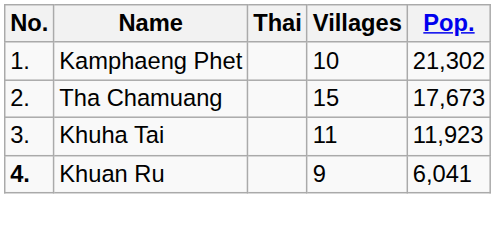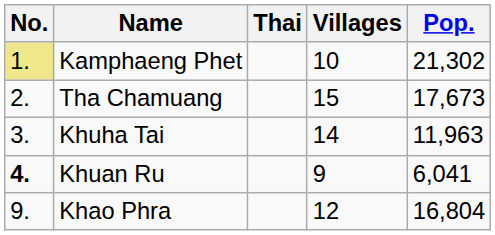(20, 60) no background -> (20, 60) khaki background
(325, 135) 11 -> (326, 135) 14
(448, 135) 11,923 -> (448, 135) 11,963
+ row: (115, 211)
